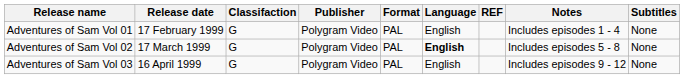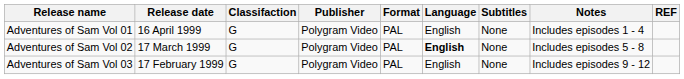columns swapped: (654, 13) <-> (492, 13)
(181, 30) 17 February 1999 -> (169, 30) 16 April 1999
(169, 64) 16 April 1999 -> (181, 64) 17 February 1999
